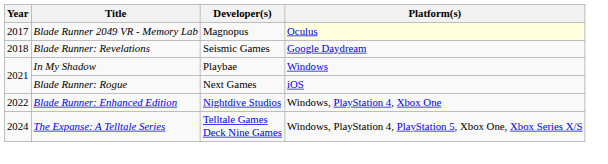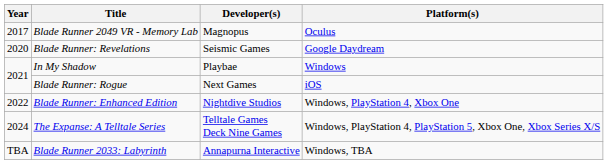(302, 31) lightyellow background -> (320, 31) no background
(18, 49) 2018 -> (18, 49) 2020
+ row: (100, 151)
